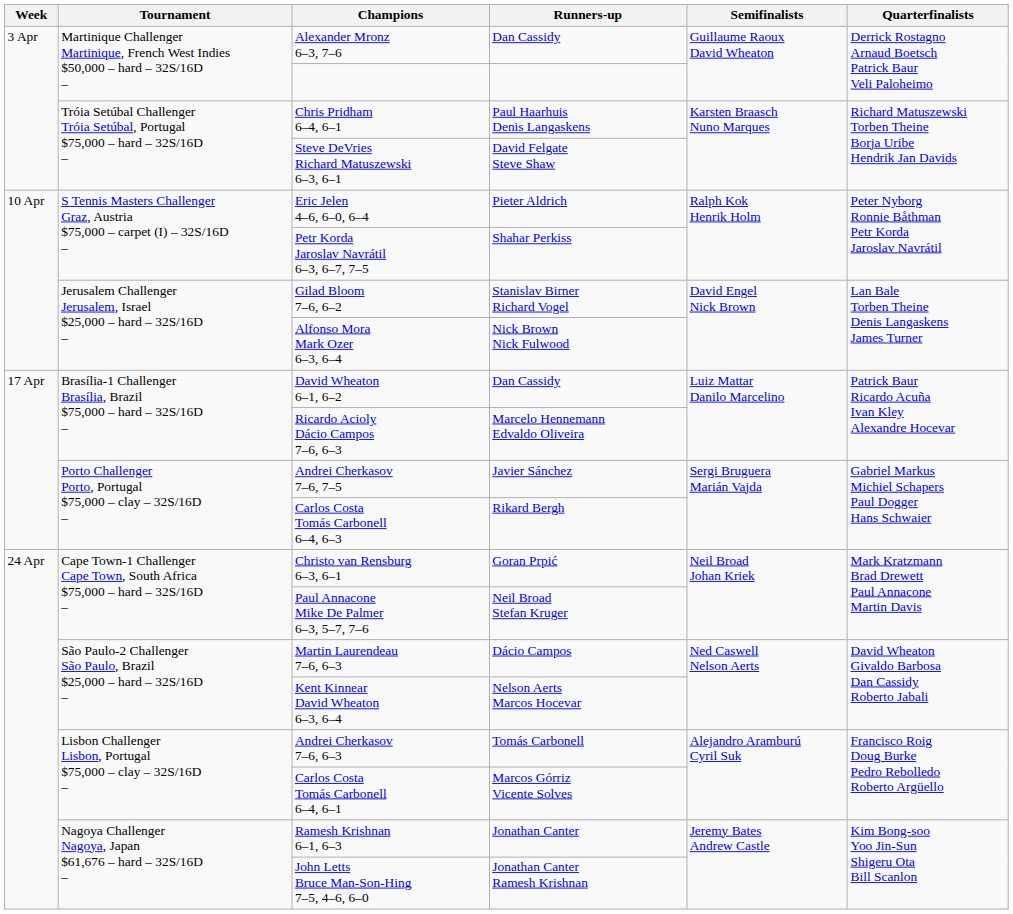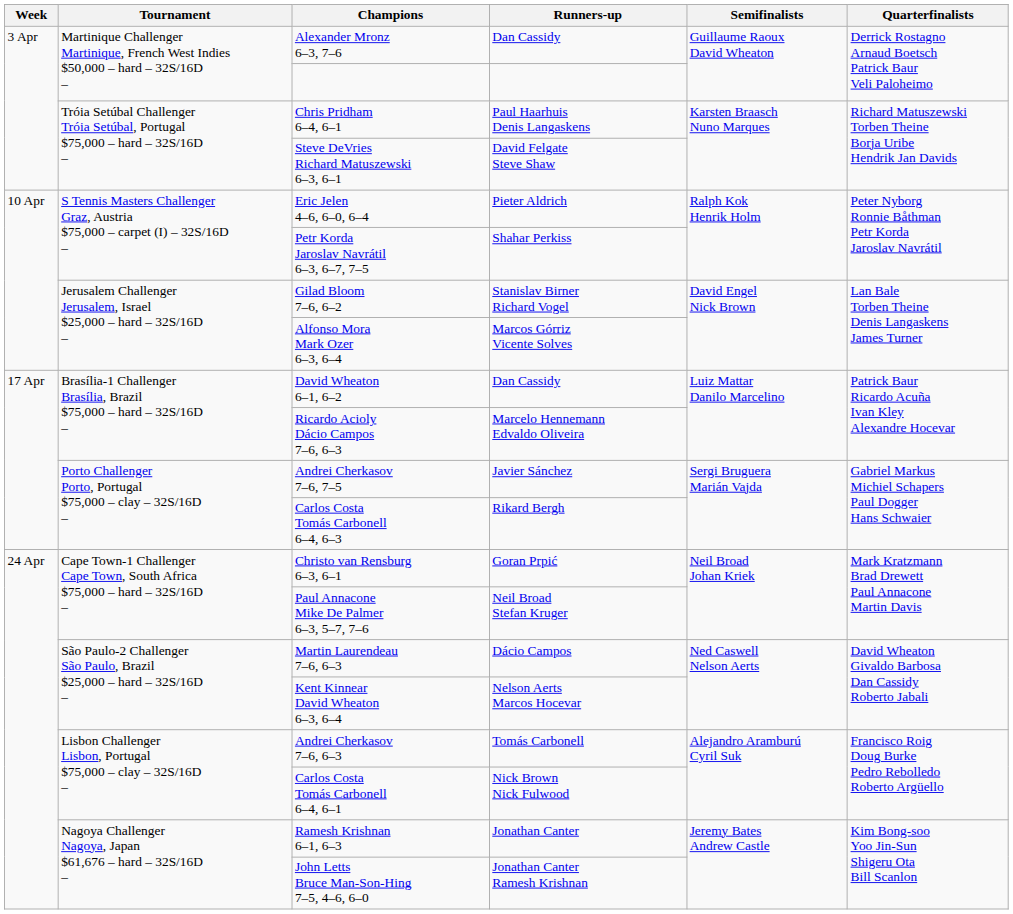(531, 335) Nick Brown Nick Fulwood -> (532, 335) Marcos Górriz Vicente Solves
(532, 785) Marcos Górriz Vicente Solves -> (531, 785) Nick Brown Nick Fulwood
